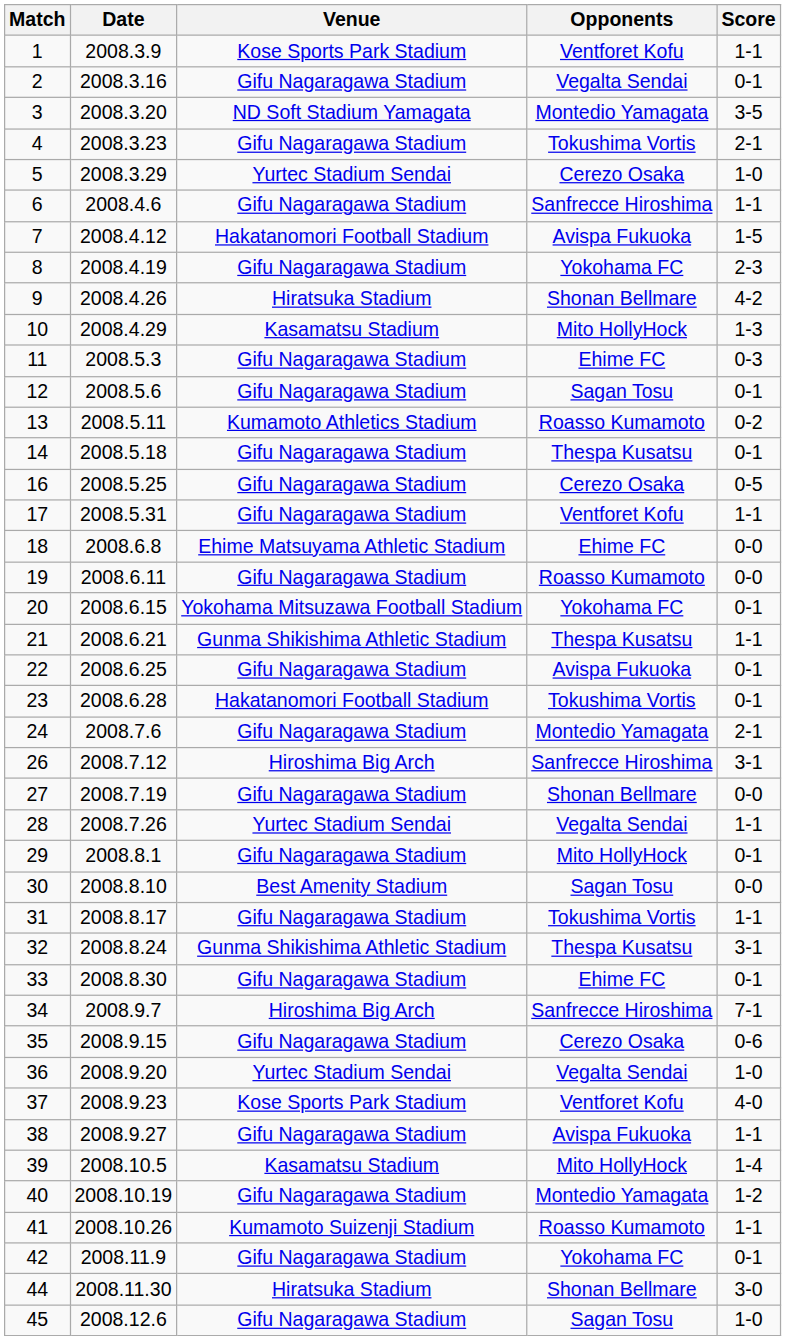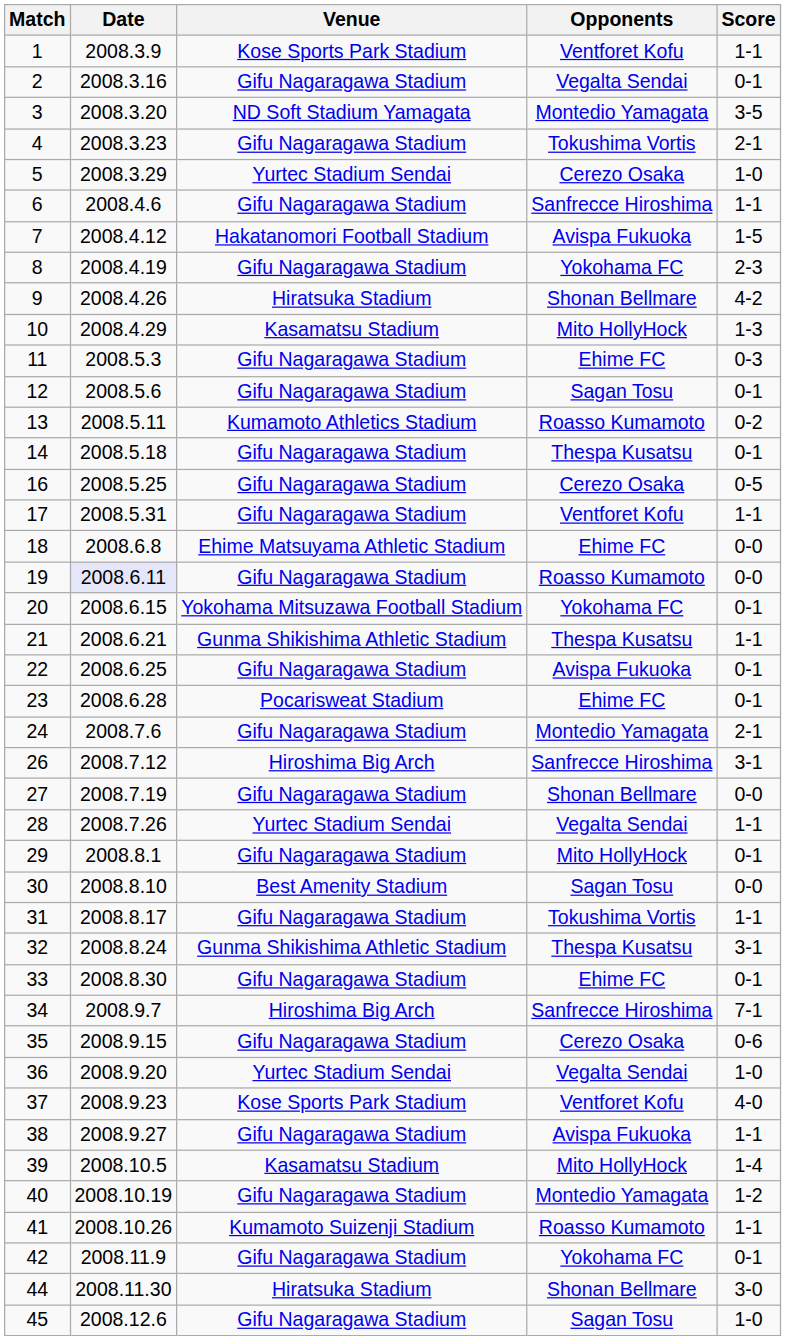(123, 577) no background -> (123, 577) lavender background
(352, 701) Hakatanomori Football Stadium -> (352, 701) Pocarisweat Stadium
(622, 701) Tokushima Vortis -> (622, 701) Ehime FC
